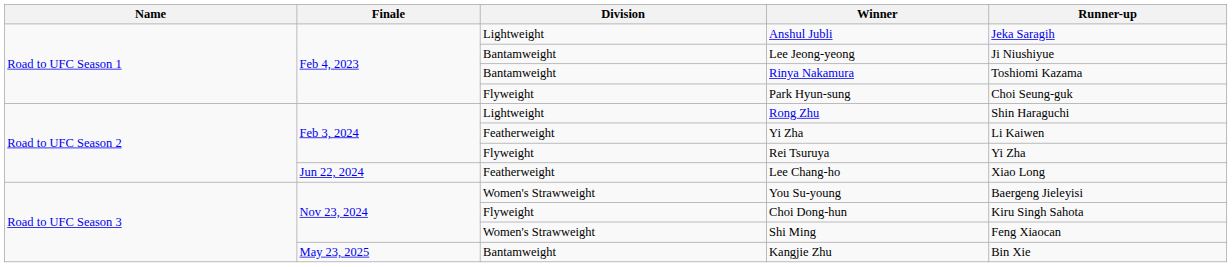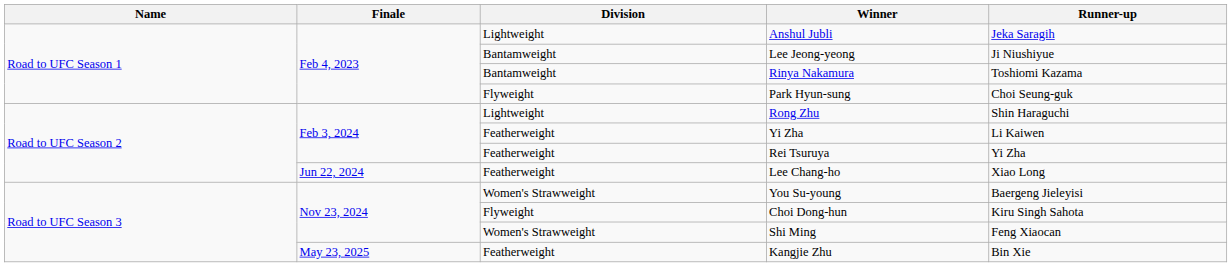(508, 152) Flyweight -> (519, 152) Featherweight
(519, 251) Bantamweight -> (519, 251) Featherweight
